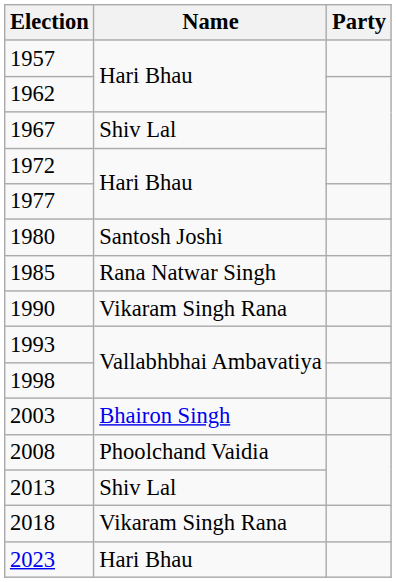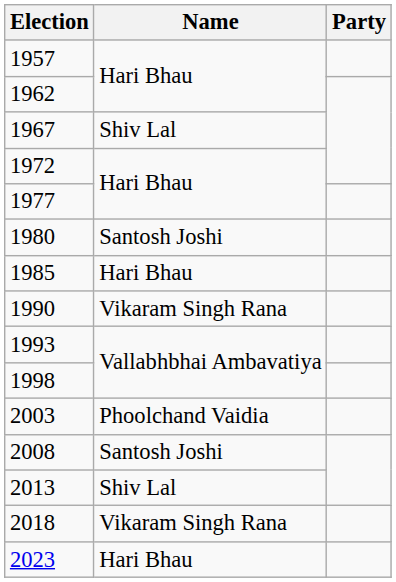(188, 272) Rana Natwar Singh -> (146, 272) Hari Bhau
(165, 415) Bhairon Singh -> (184, 415) Phoolchand Vaidia
(184, 451) Phoolchand Vaidia -> (161, 451) Santosh Joshi
